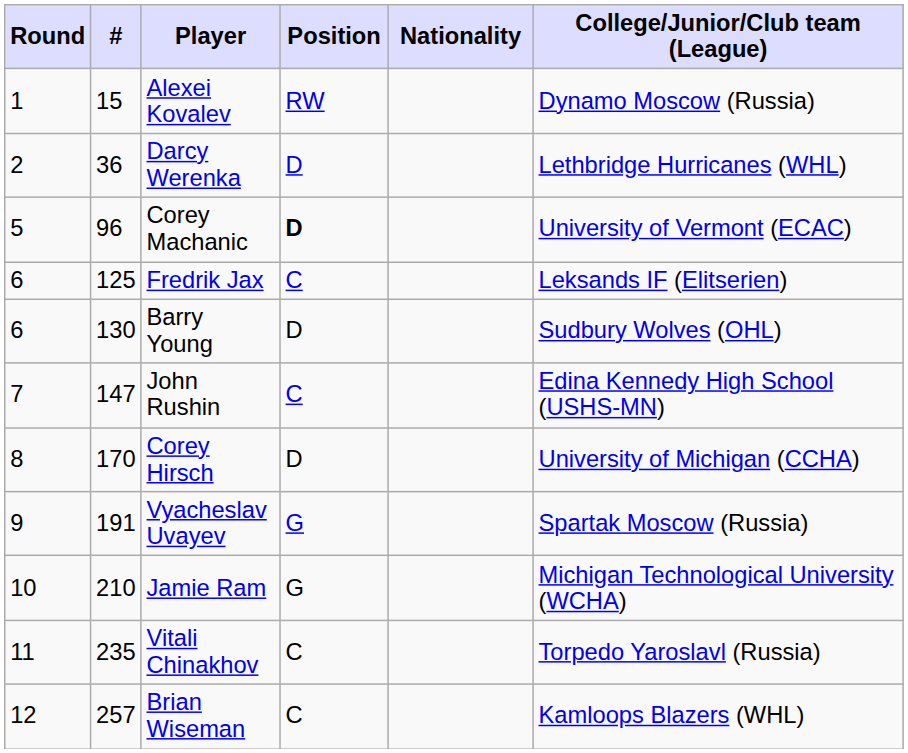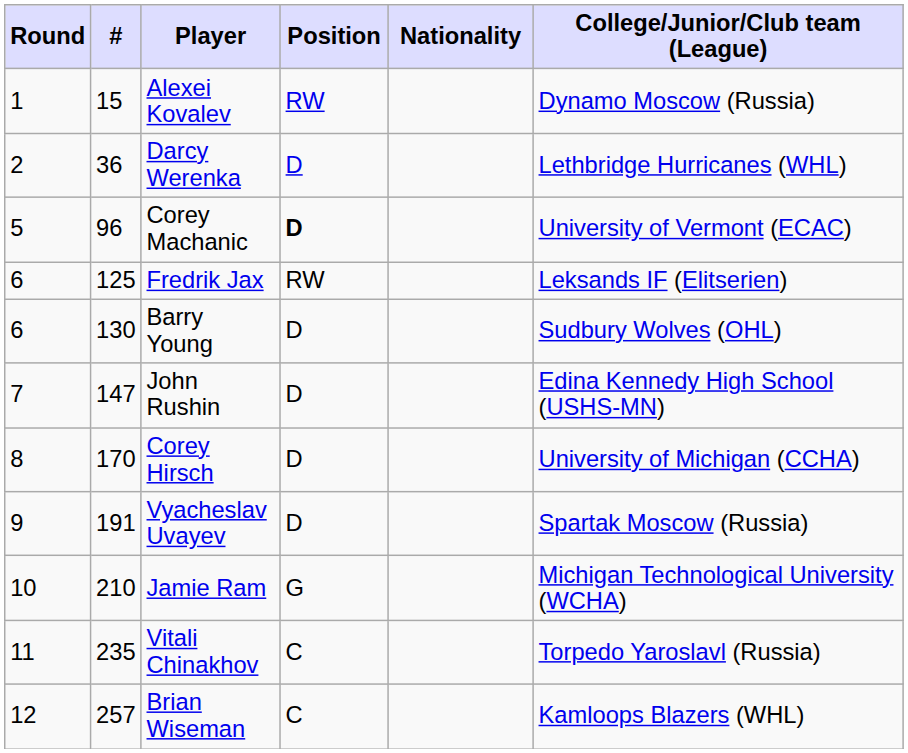(294, 280) C -> (305, 280) RW
(294, 395) C -> (294, 395) D
(295, 523) G -> (294, 523) D
